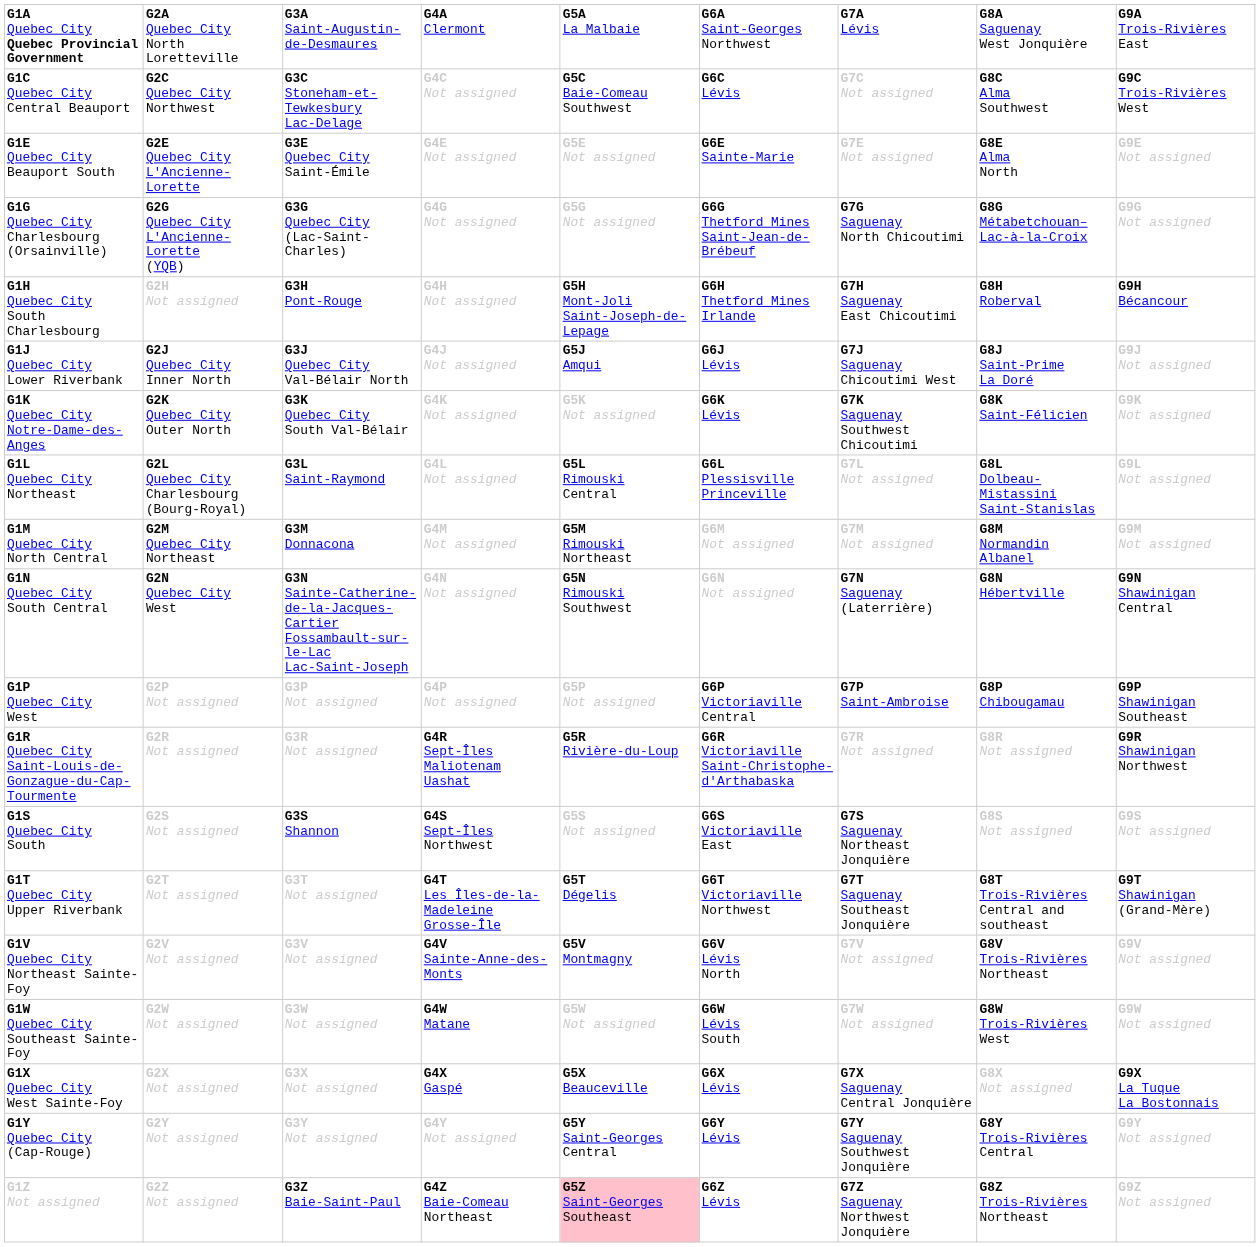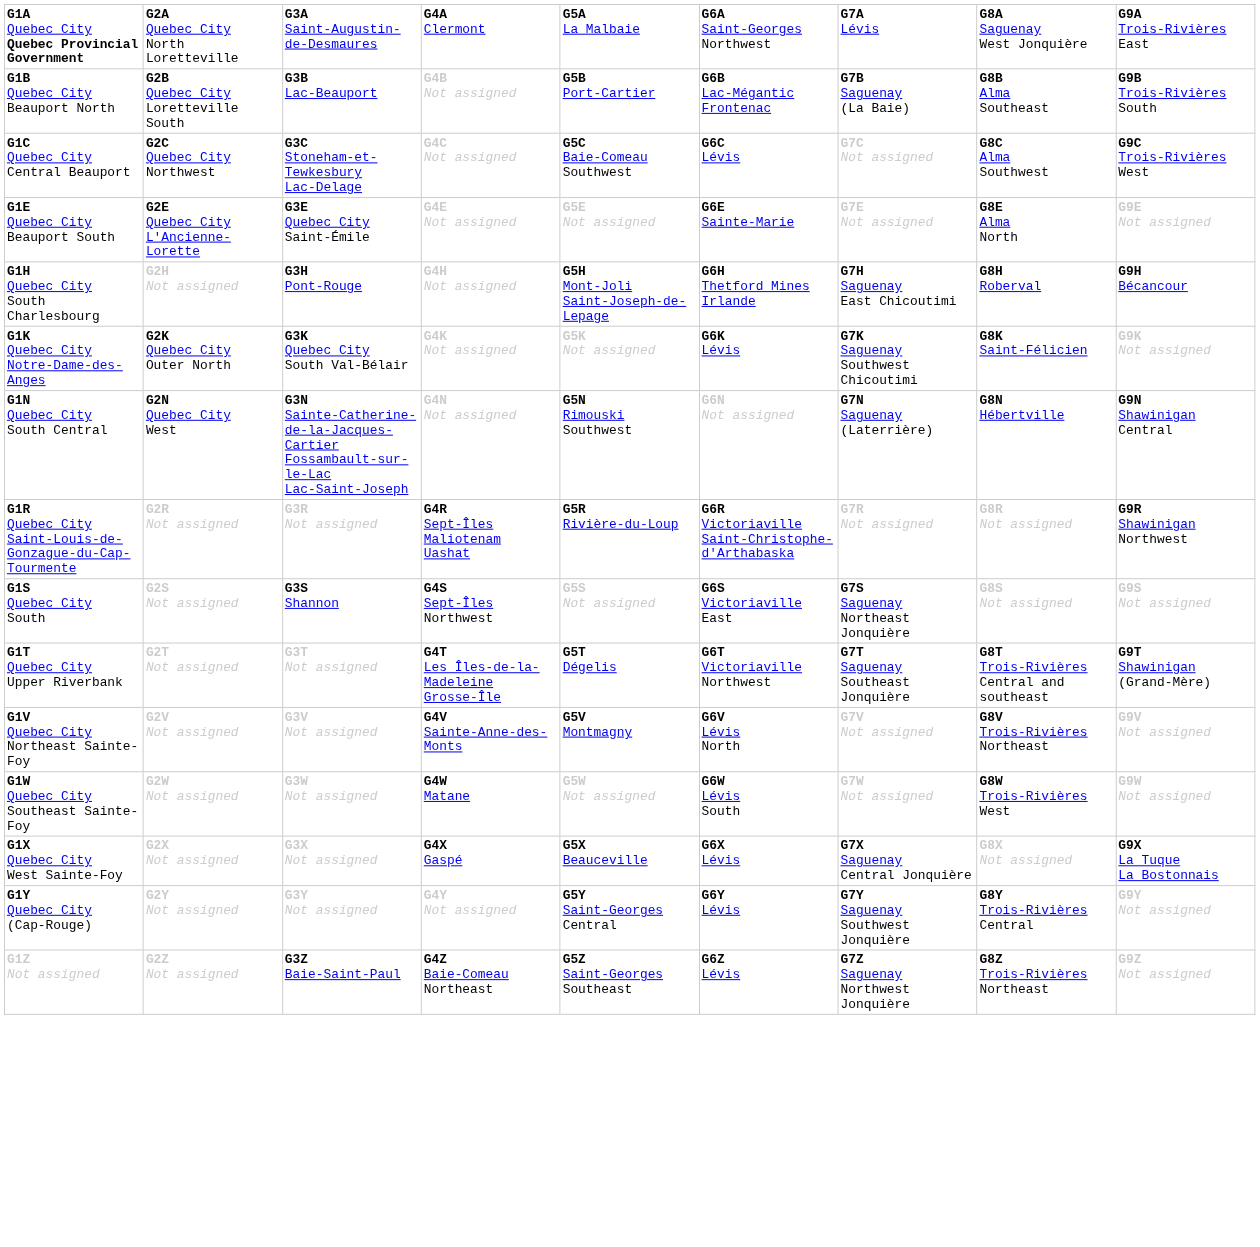+ row: (61, 94)
- row: (57, 230)
- row: (65, 366)
- row: (49, 480)
- row: (57, 544)
- row: (49, 702)
(613, 1202) pink background -> (613, 975) no background
